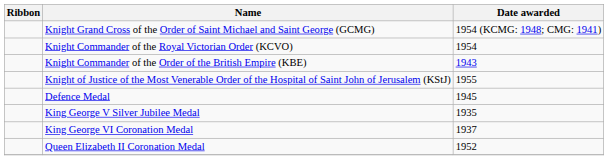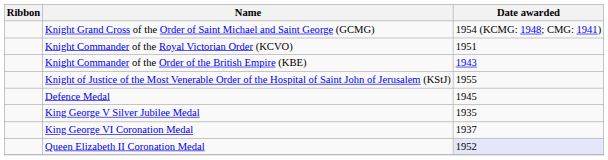(466, 46) 1954 -> (466, 46) 1951
(466, 146) no background -> (466, 146) lavender background
